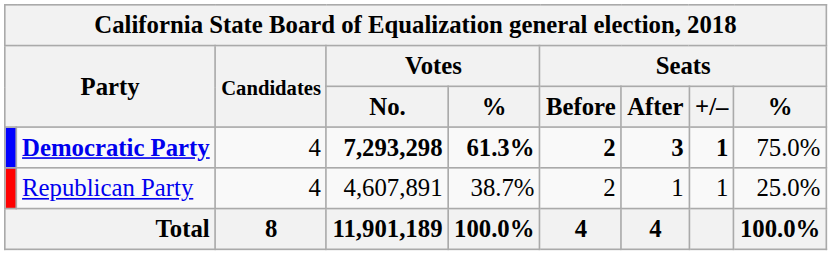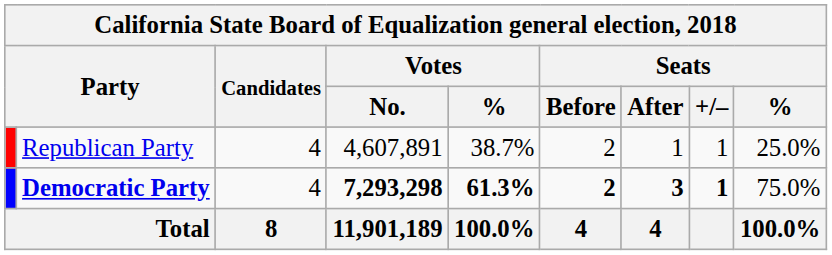rows swapped: (116, 147) <-> (108, 188)
